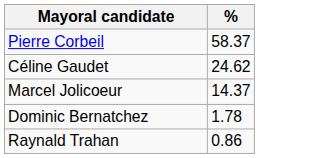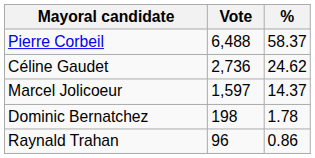+ column: (236, 16)
